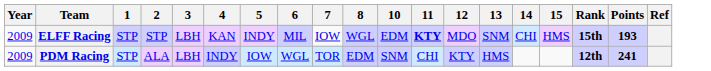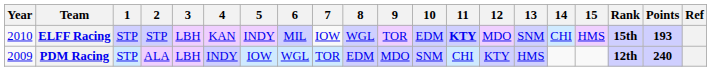+ column: (395, 15)
(20, 35) 2009 -> (20, 35) 2010
(627, 56) 241 -> (663, 56) 240
